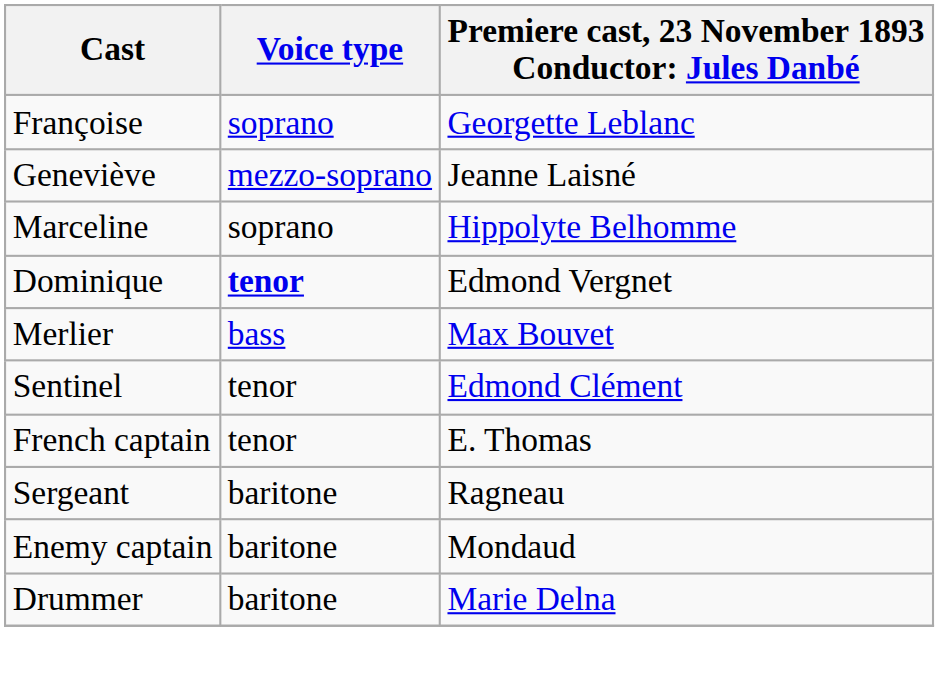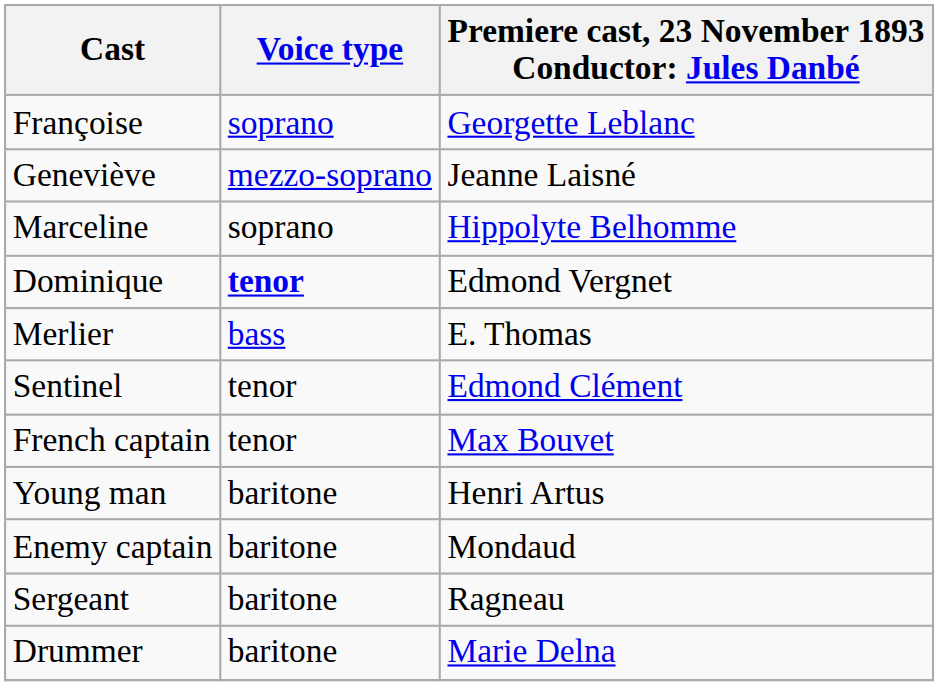(531, 333) Max Bouvet -> (520, 333) E. Thomas
(520, 439) E. Thomas -> (531, 439) Max Bouvet
+ row: (90, 492)
rows swapped: (113, 545) <-> (71, 492)
